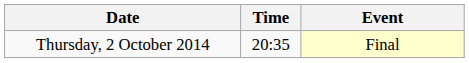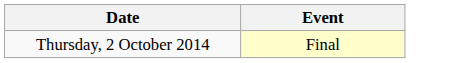- column: (271, 17)
